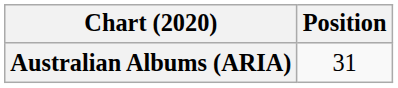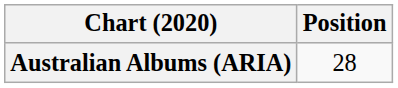(345, 62) 31 -> (345, 62) 28
